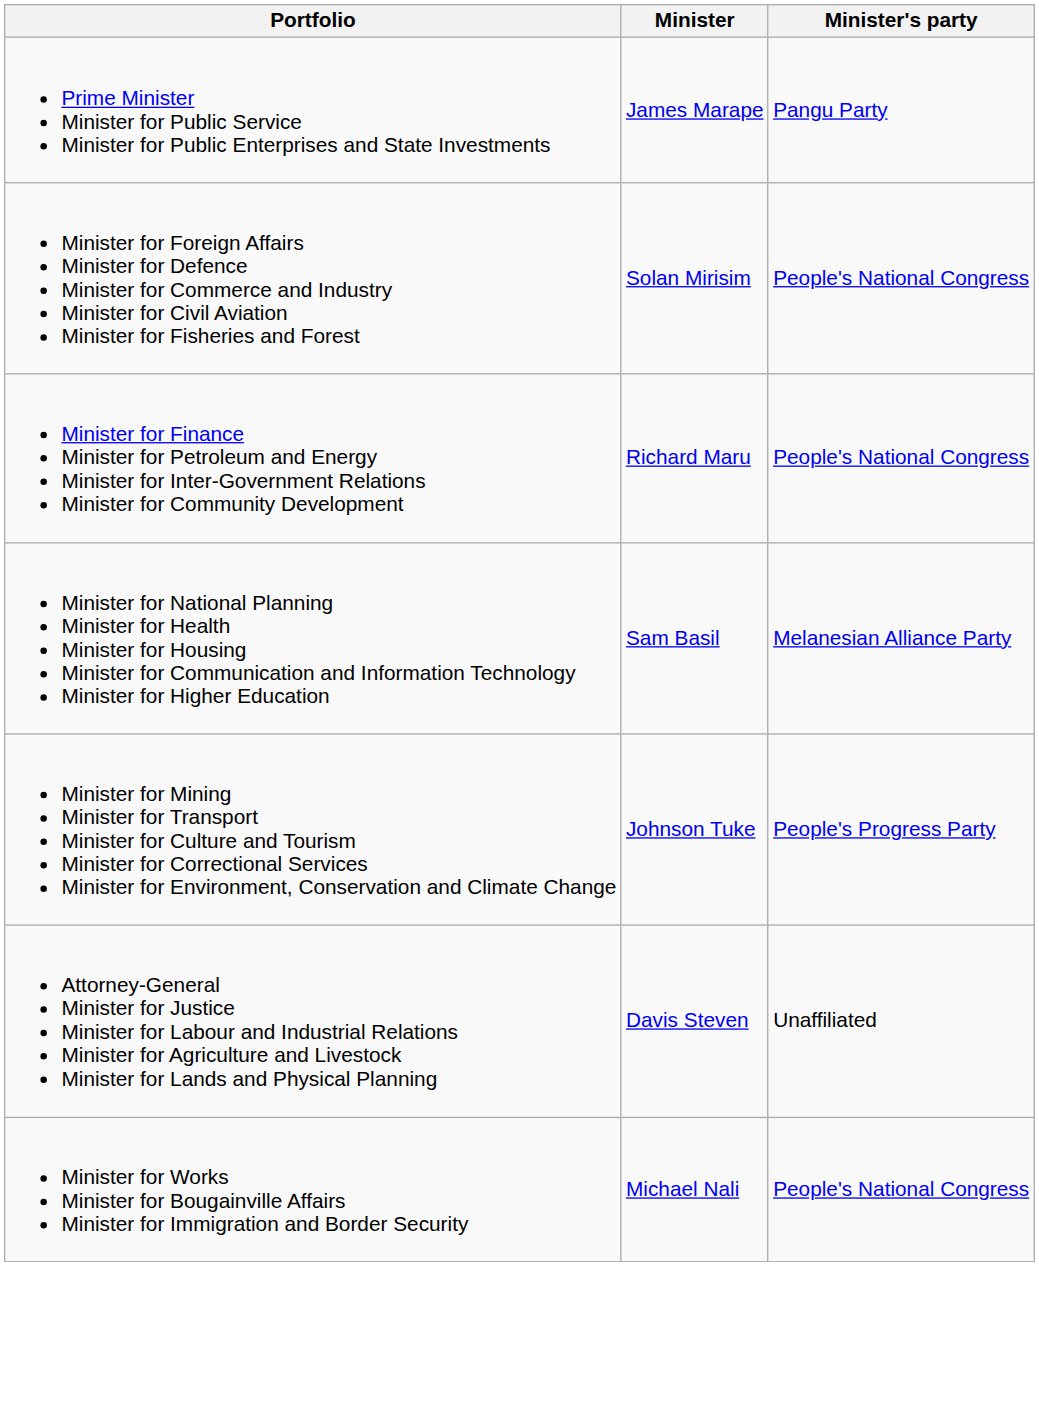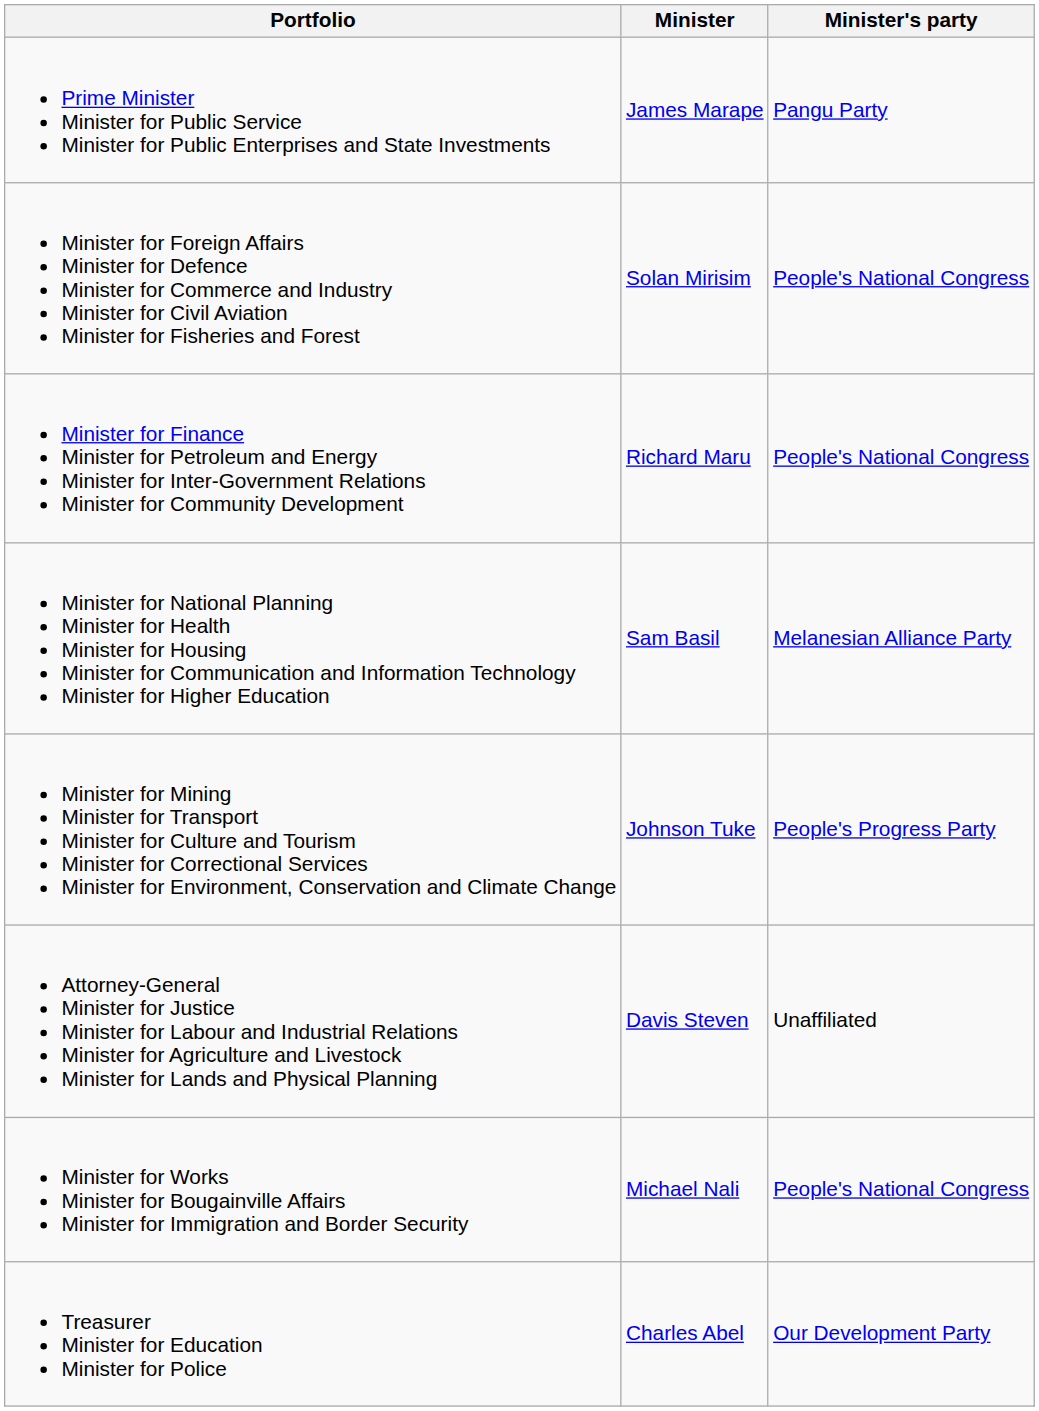+ row: (313, 1346)
